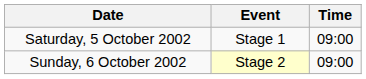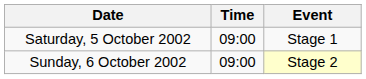columns swapped: (335, 16) <-> (260, 16)
